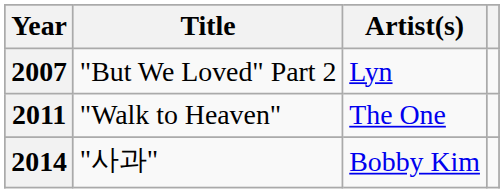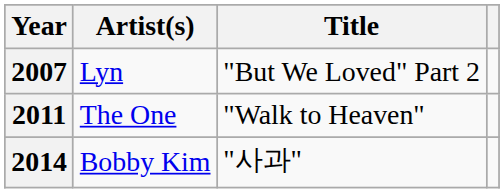columns swapped: (208, 26) <-> (415, 26)
